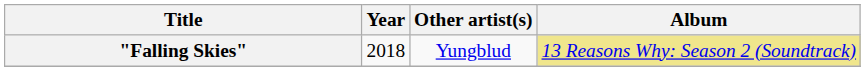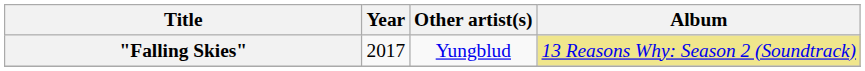(386, 50) 2018 -> (386, 50) 2017
